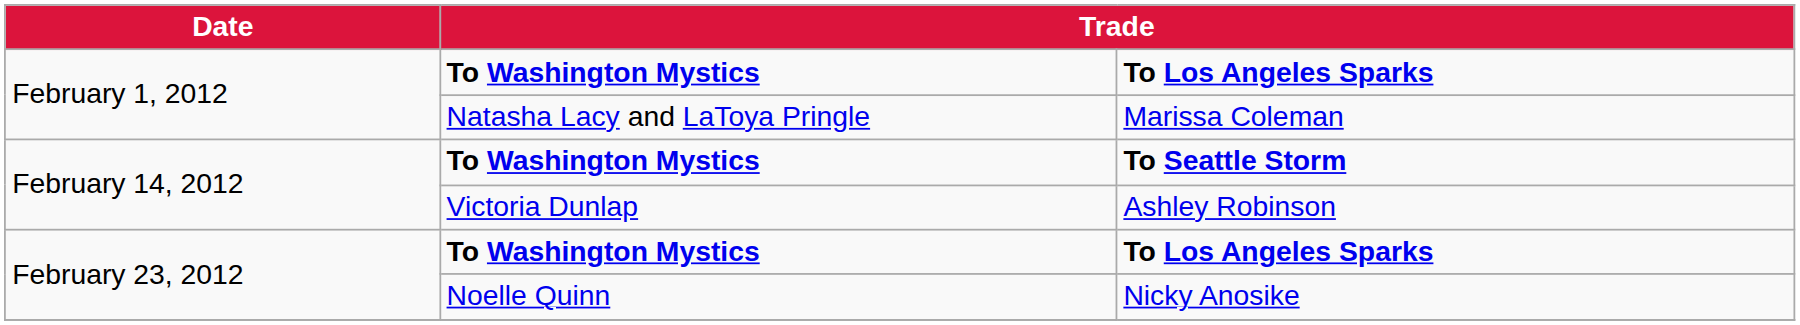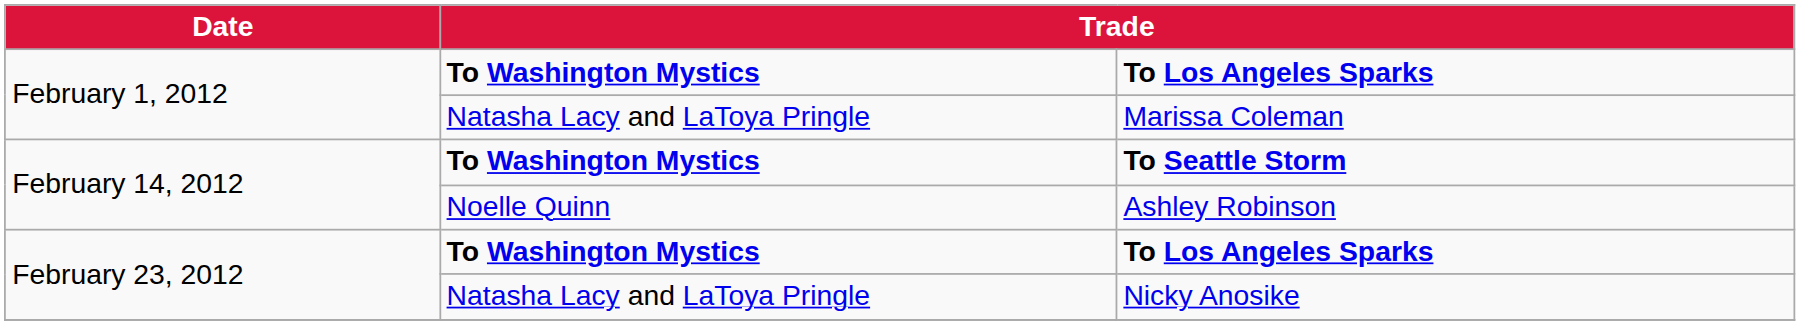(542, 206) Victoria Dunlap -> (528, 206) Noelle Quinn
(528, 296) Noelle Quinn -> (658, 296) Natasha Lacy and LaToya Pringle
